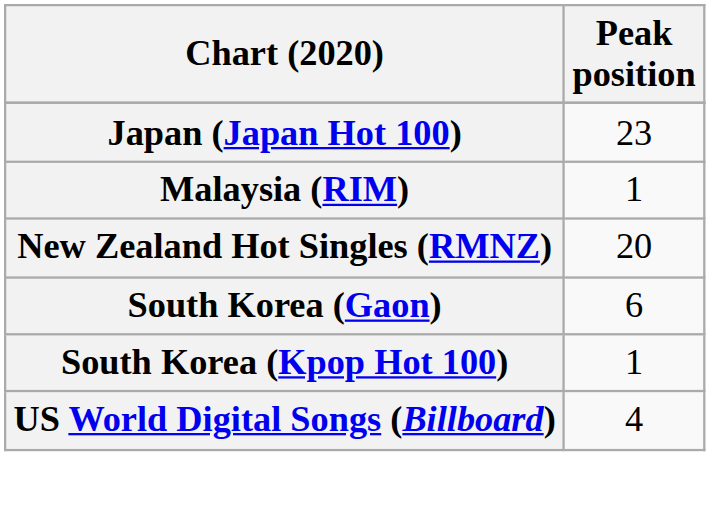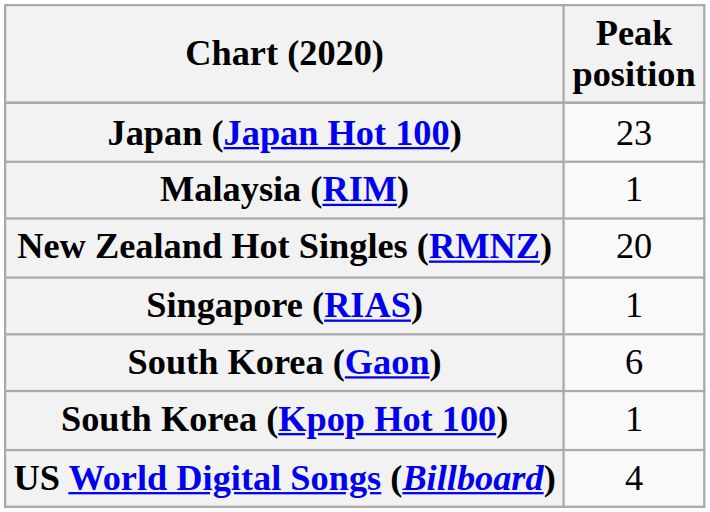+ row: (285, 304)
